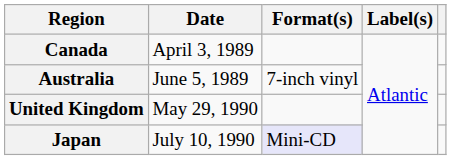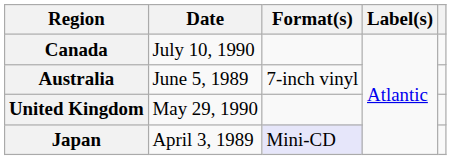(203, 49) April 3, 1989 -> (204, 49) July 10, 1990
(204, 139) July 10, 1990 -> (203, 139) April 3, 1989
